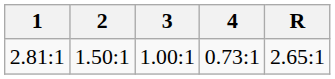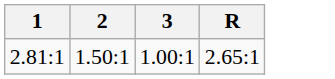- column: (232, 21)
